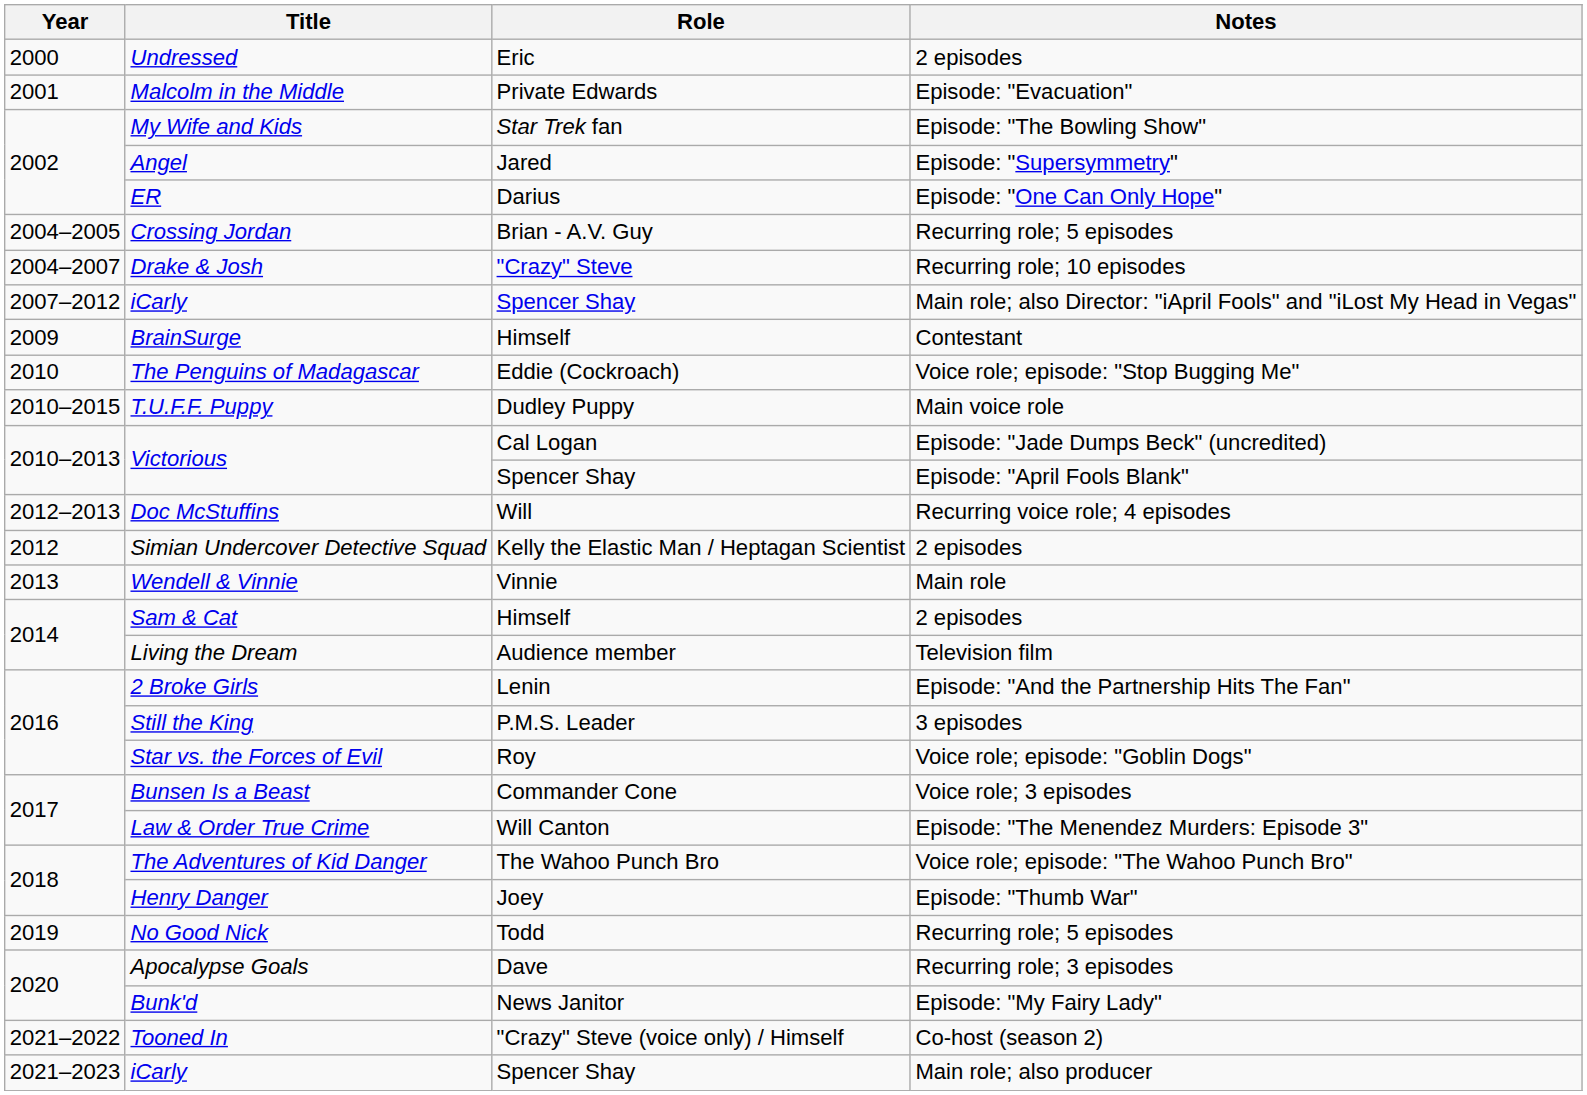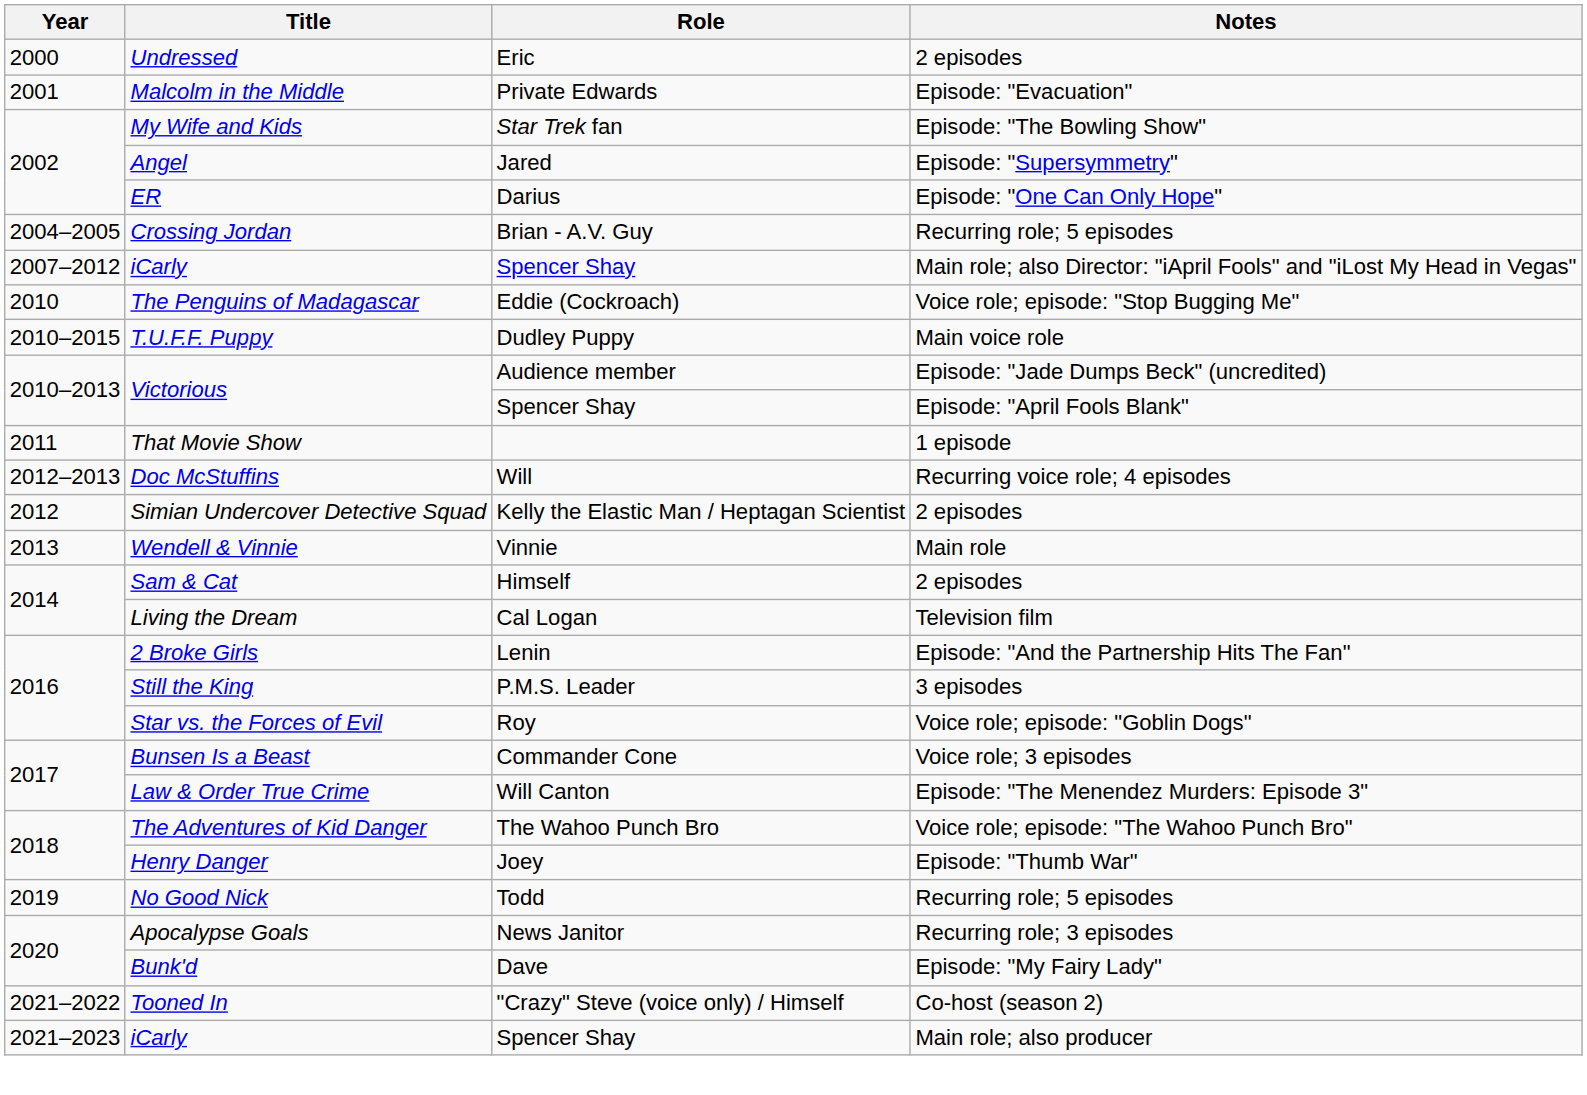- row: (197, 267)
- row: (186, 337)
(547, 442) Cal Logan -> (586, 372) Audience member
+ row: (216, 442)
(586, 652) Audience member -> (547, 617) Cal Logan
(522, 967) Dave -> (560, 932) News Janitor
(560, 1002) News Janitor -> (522, 967) Dave
